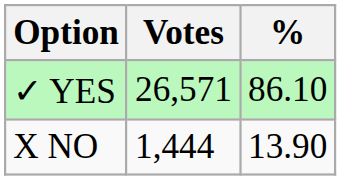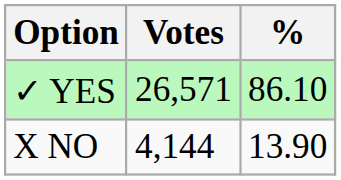(175, 146) 1,444 -> (175, 146) 4,144
